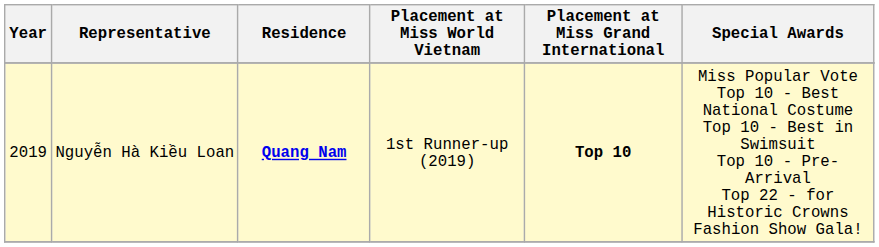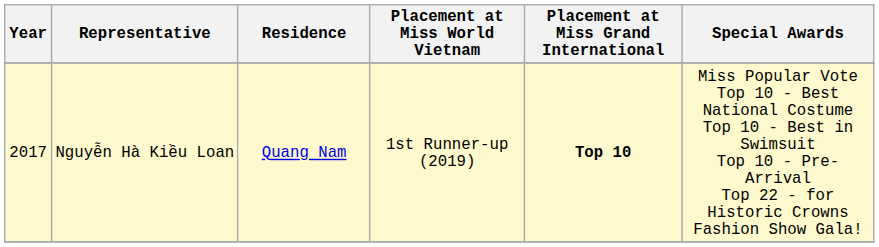(28, 153) 2019 -> (28, 153) 2017
(304, 153) bold -> (304, 153) normal
